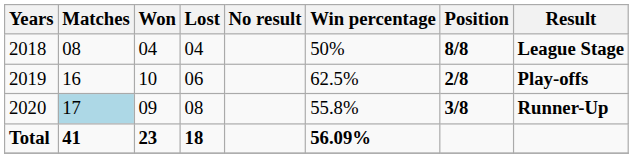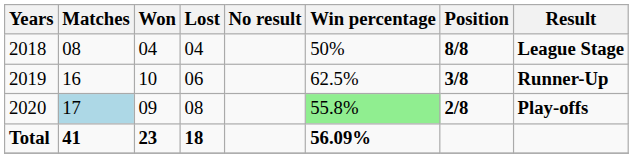(456, 78) 2/8 -> (456, 78) 3/8
(553, 78) Play-offs -> (563, 78) Runner-Up
(334, 108) no background -> (334, 108) lightgreen background
(456, 108) 3/8 -> (456, 108) 2/8
(563, 108) Runner-Up -> (553, 108) Play-offs
